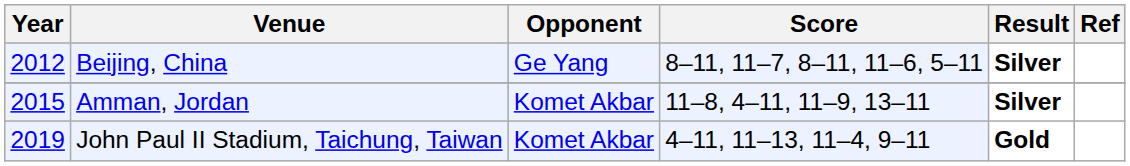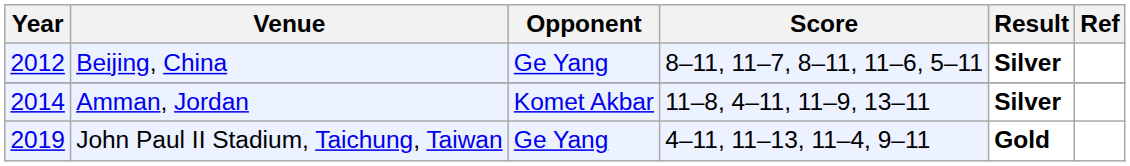(38, 101) 2015 -> (38, 101) 2014
(584, 140) Komet Akbar -> (561, 140) Ge Yang
